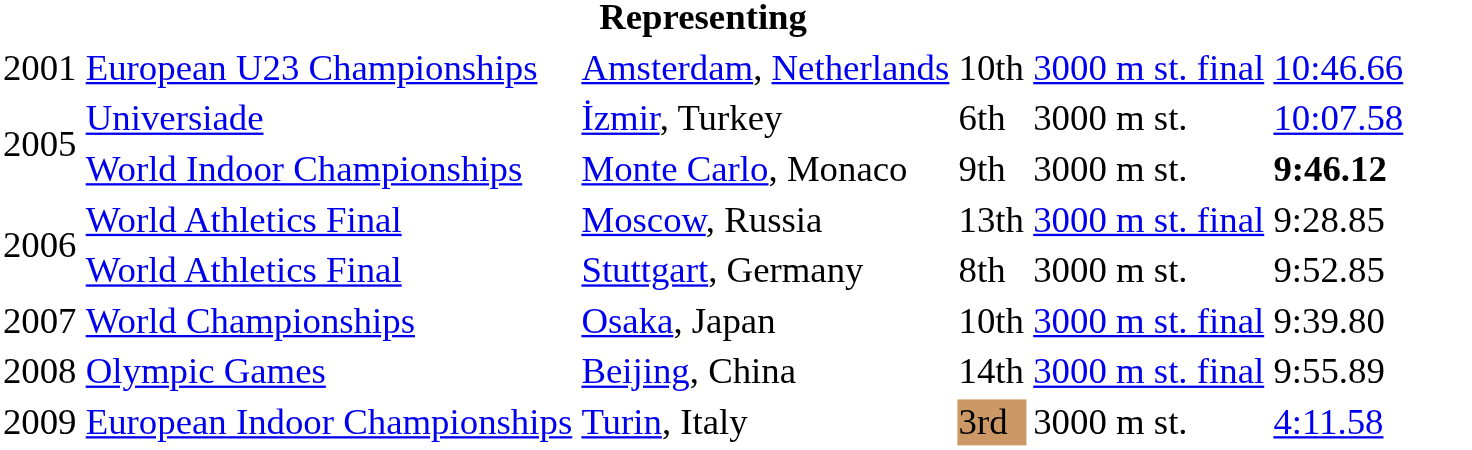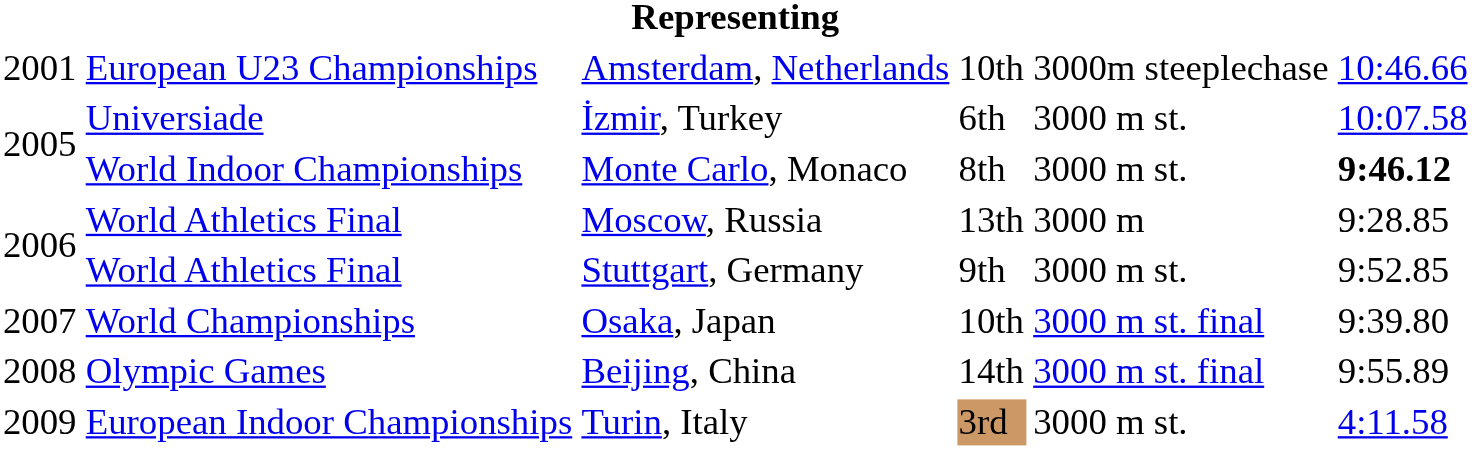(1149, 67) 3000 m st. final -> (1181, 67) 3000m steeplechase
(982, 168) 9th -> (982, 168) 8th
(1149, 219) 3000 m st. final -> (1089, 219) 3000 m
(982, 269) 8th -> (982, 269) 9th
